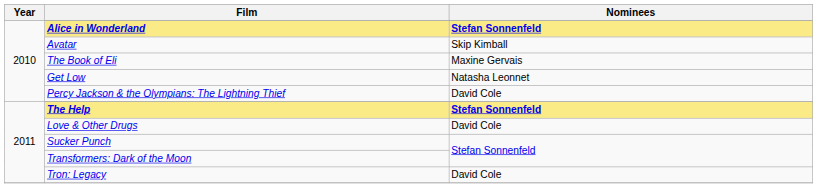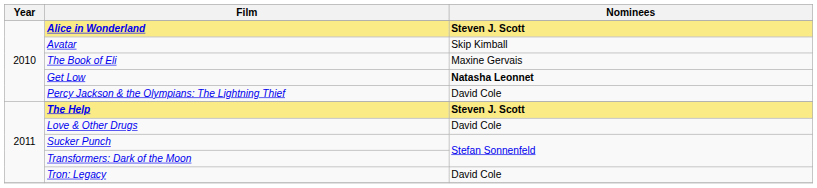(496, 28) Stefan Sonnenfeld -> (488, 28) Steven J. Scott
(490, 77) normal -> (493, 77) bold
(496, 110) Stefan Sonnenfeld -> (488, 110) Steven J. Scott
